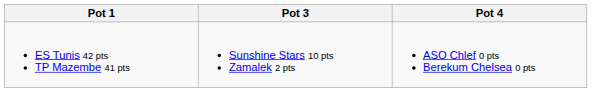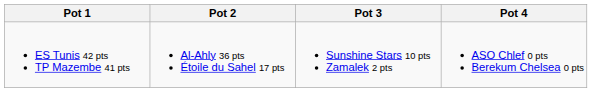+ column: (223, 13)
